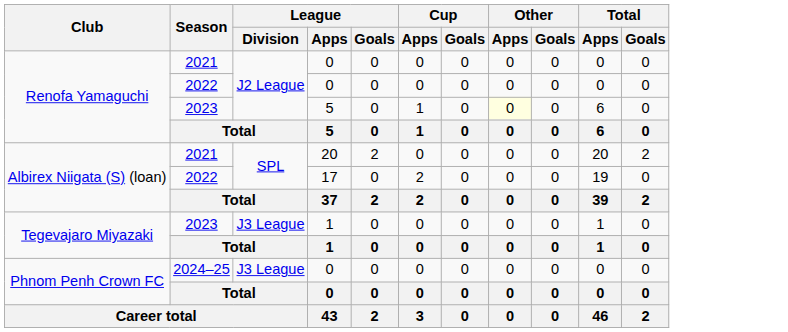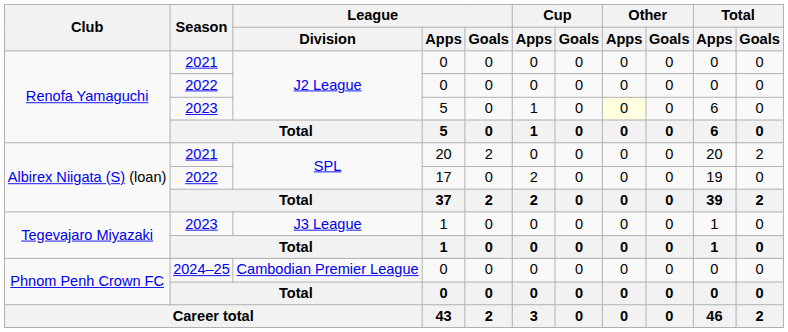(271, 270) J3 League -> (328, 270) Cambodian Premier League
